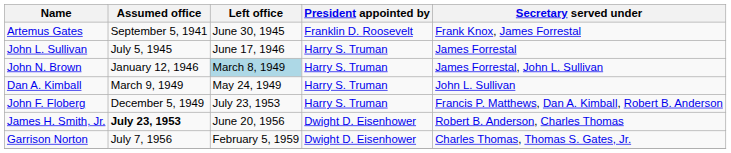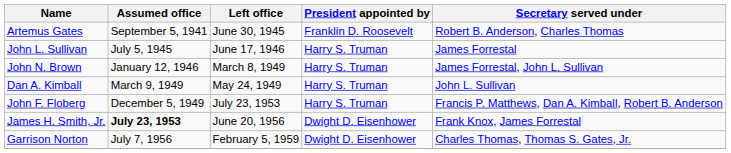(508, 31) Frank Knox, James Forrestal -> (529, 31) Robert B. Anderson, Charles Thomas
(249, 67) lightblue background -> (249, 67) no background
(529, 121) Robert B. Anderson, Charles Thomas -> (508, 121) Frank Knox, James Forrestal
